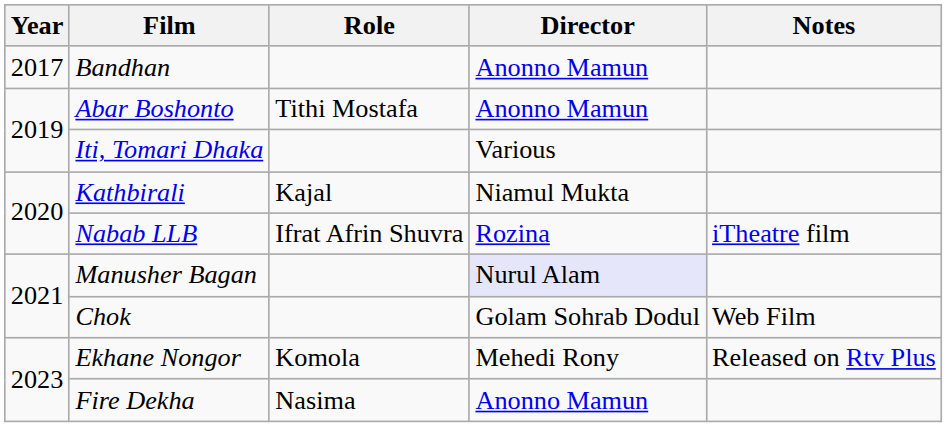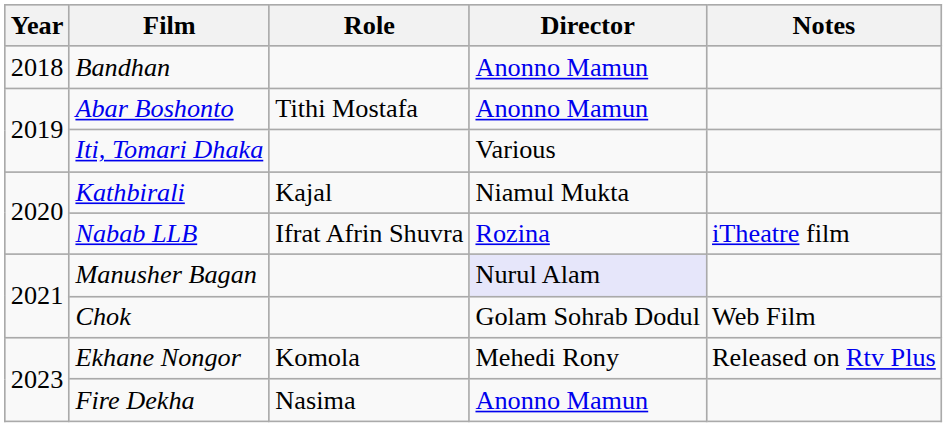(37, 66) 2017 -> (37, 66) 2018
